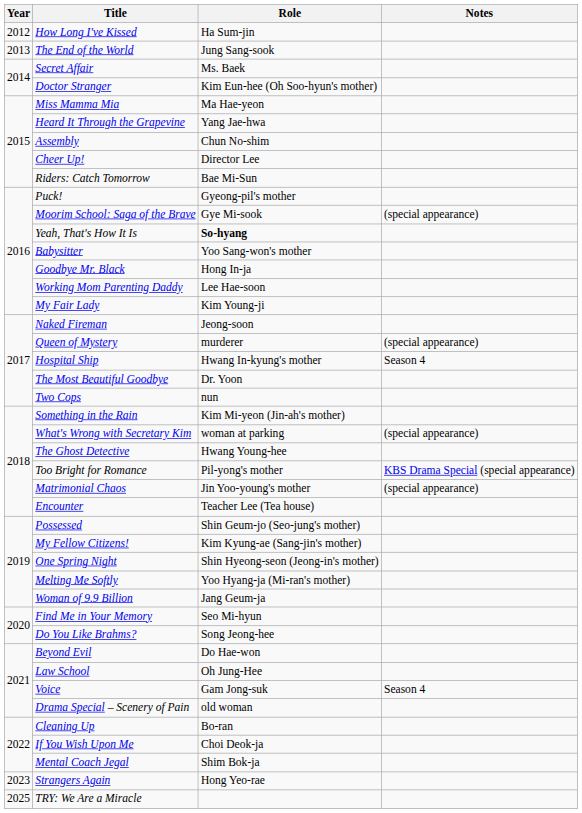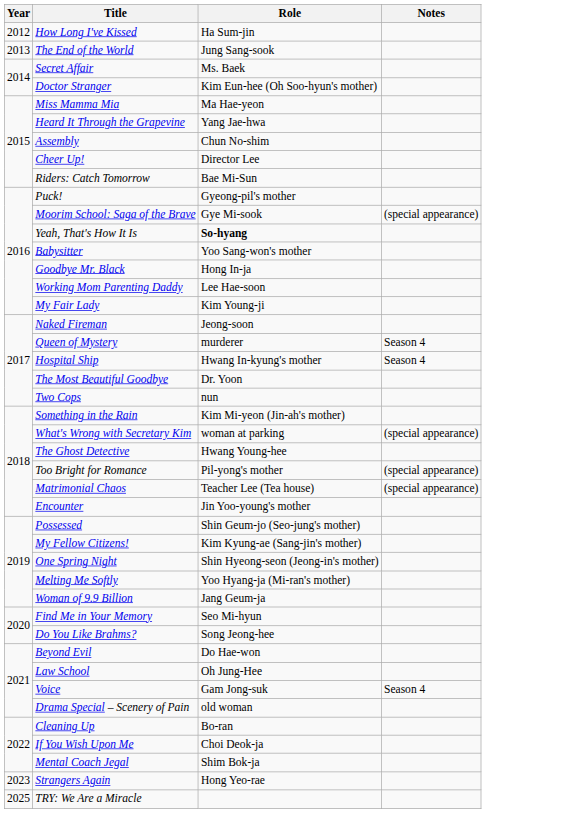(431, 342) (special appearance) -> (405, 342) Season 4
(479, 470) KBS Drama Special (special appearance) -> (431, 470) (special appearance)
(256, 488) Jin Yoo-young's mother -> (258, 488) Teacher Lee (Tea house)
(258, 506) Teacher Lee (Tea house) -> (256, 506) Jin Yoo-young's mother
